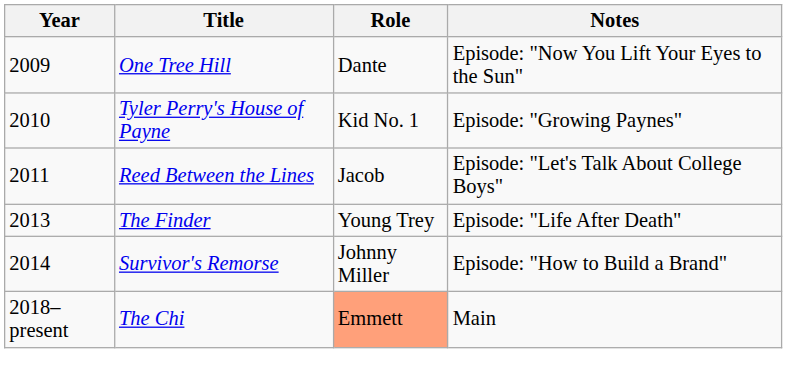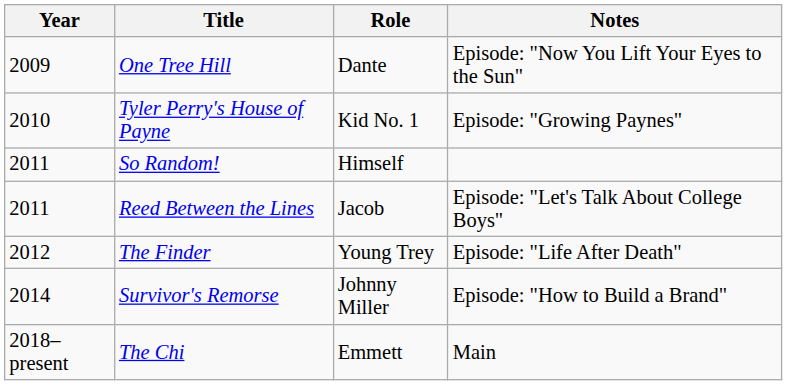+ row: (169, 164)
(30, 219) 2013 -> (30, 252) 2012
(370, 319) lightsalmon background -> (370, 351) no background
